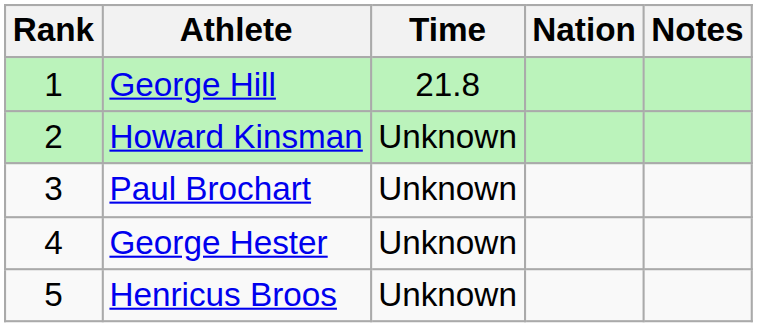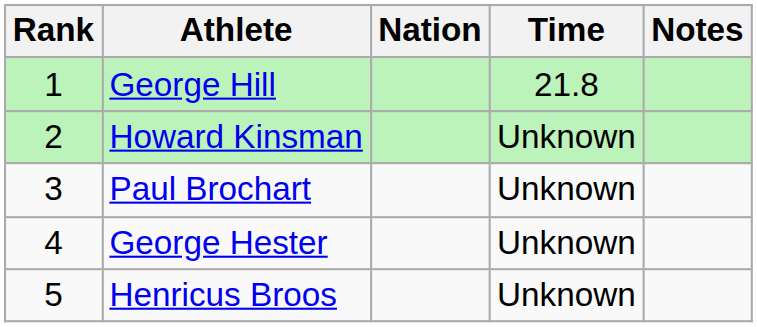columns swapped: (584, 30) <-> (448, 30)
